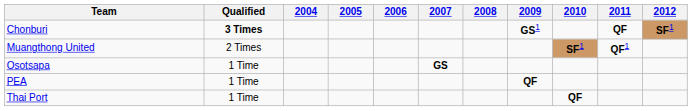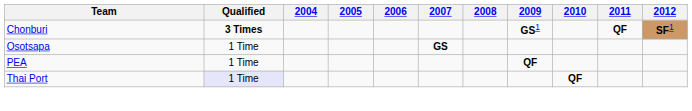- row: (51, 48)
(244, 97) no background -> (244, 79) lavender background
